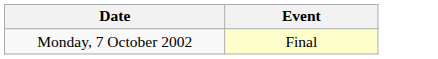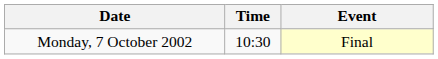+ column: (253, 16)
